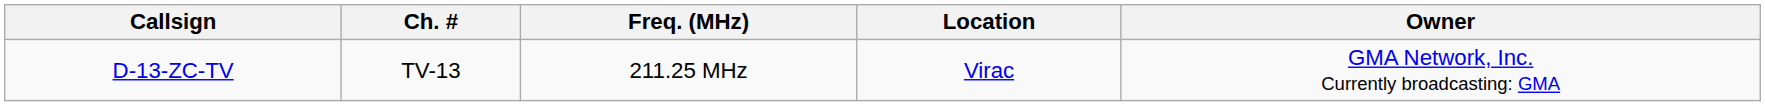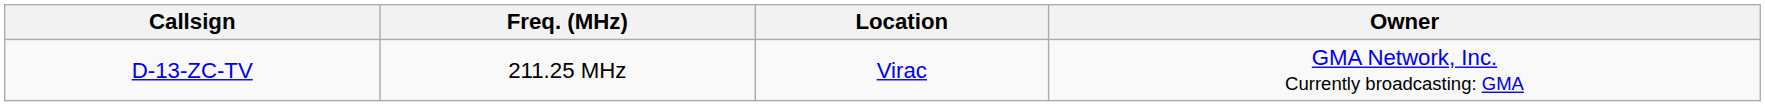- column: (431, 22)
